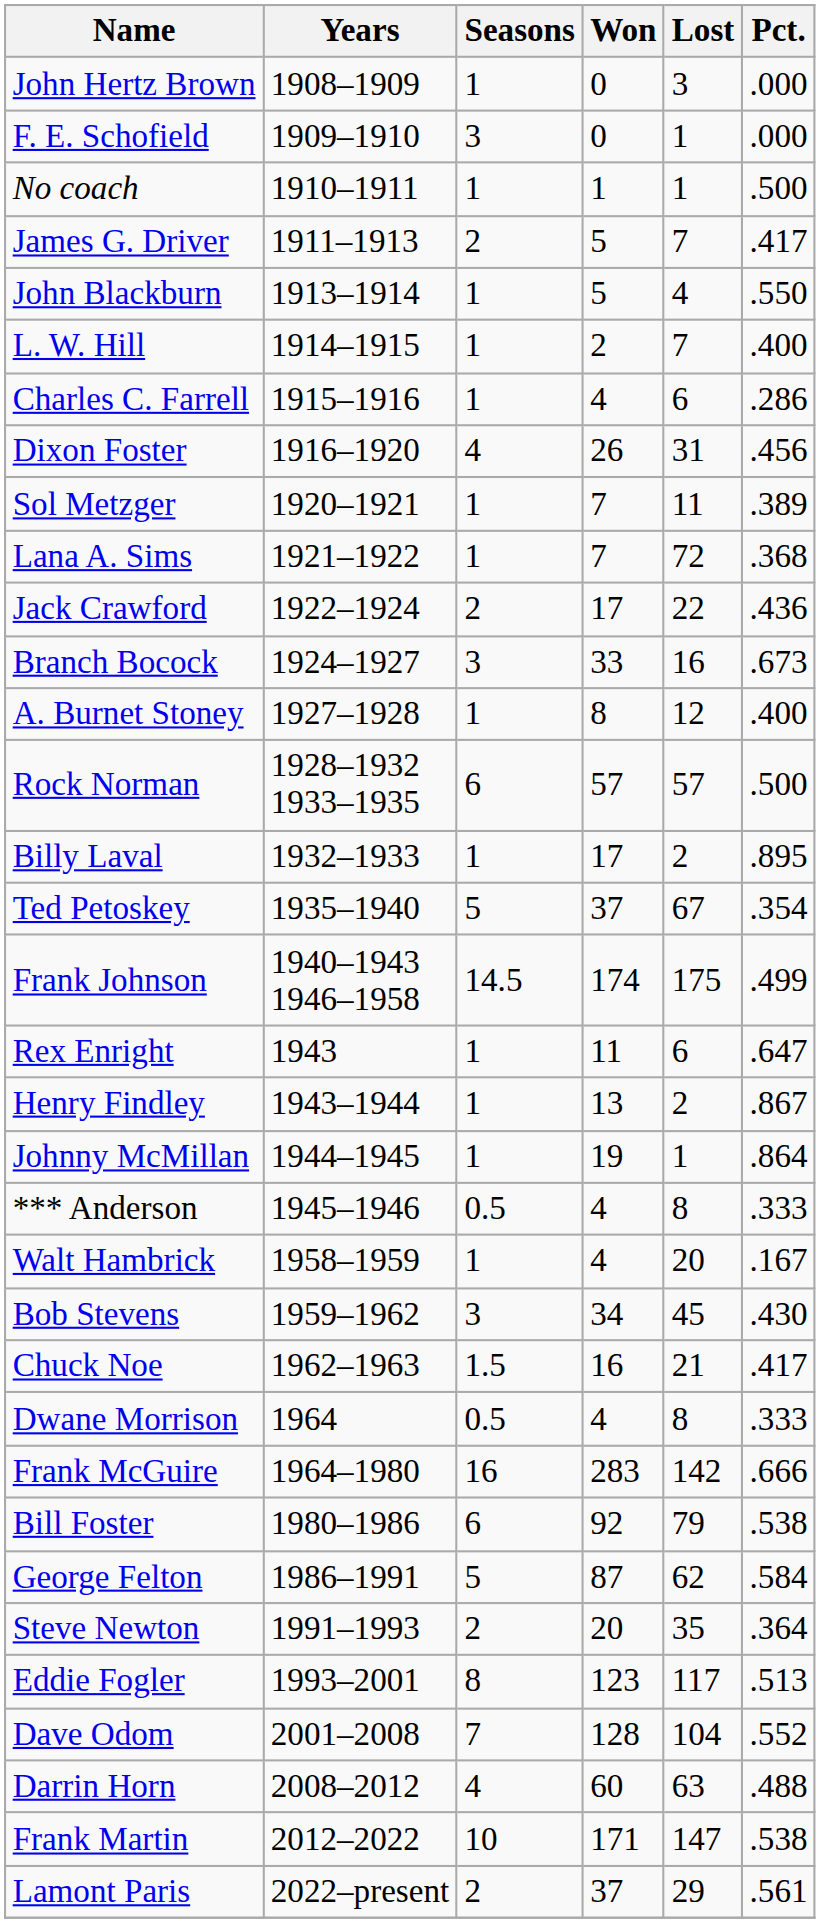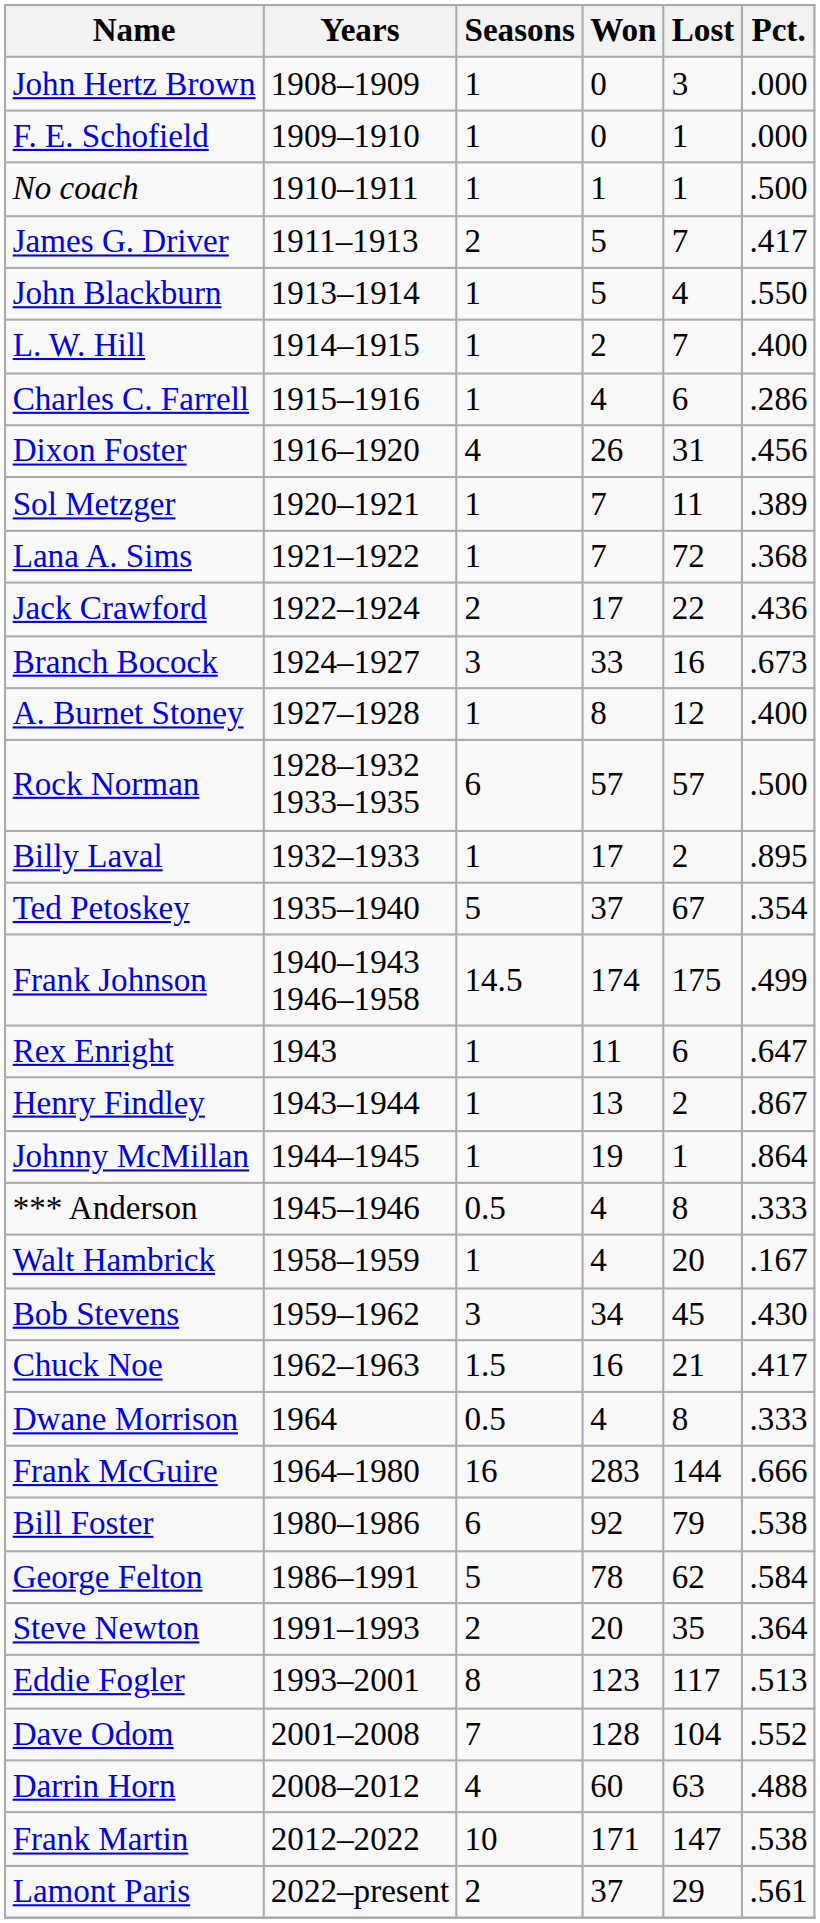(473, 135) 3 -> (473, 135) 1
(697, 1470) 142 -> (697, 1470) 144
(607, 1576) 87 -> (607, 1576) 78
